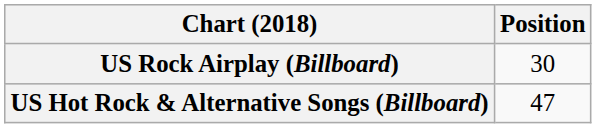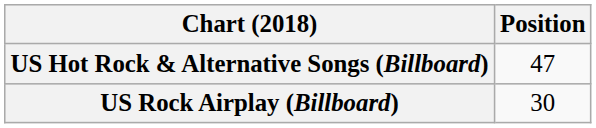rows swapped: (250, 102) <-> (250, 63)
